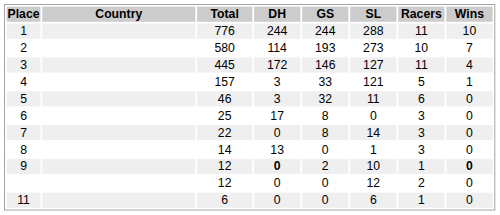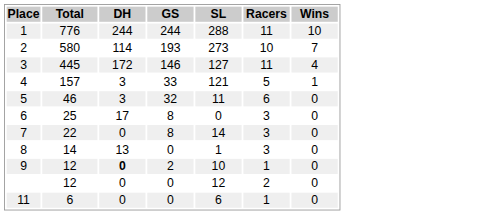- column: (119, 14)
(469, 166) bold -> (315, 166) normal
